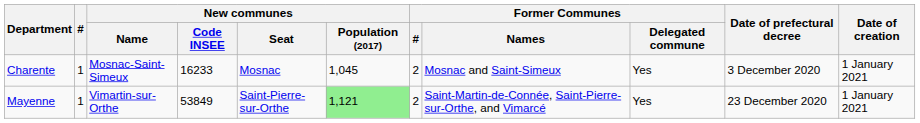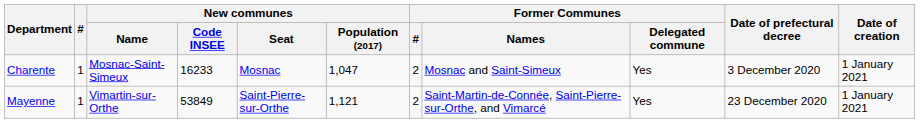(343, 70) 1,045 -> (343, 70) 1,047
(343, 102) lightgreen background -> (343, 102) no background
